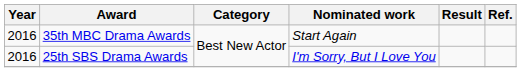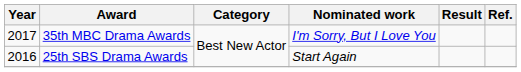(22, 35) 2016 -> (22, 35) 2017
(324, 35) Start Again -> (364, 35) I'm Sorry, But I Love You
(364, 56) I'm Sorry, But I Love You -> (324, 56) Start Again
